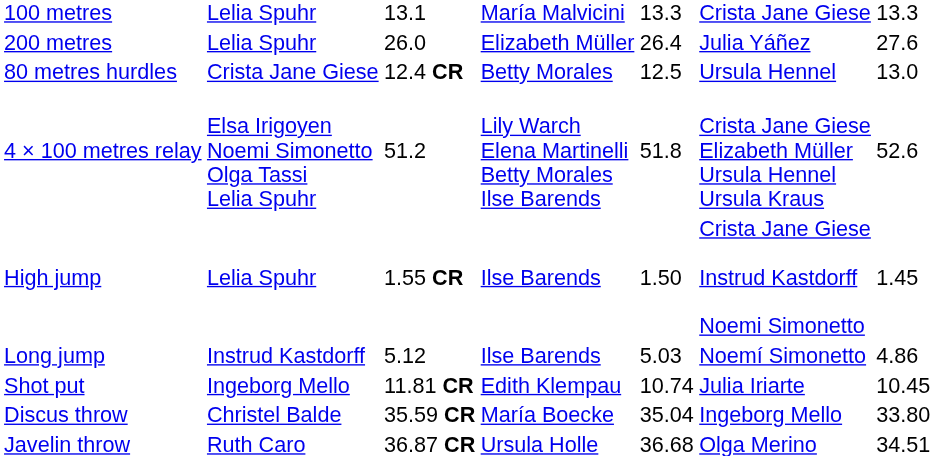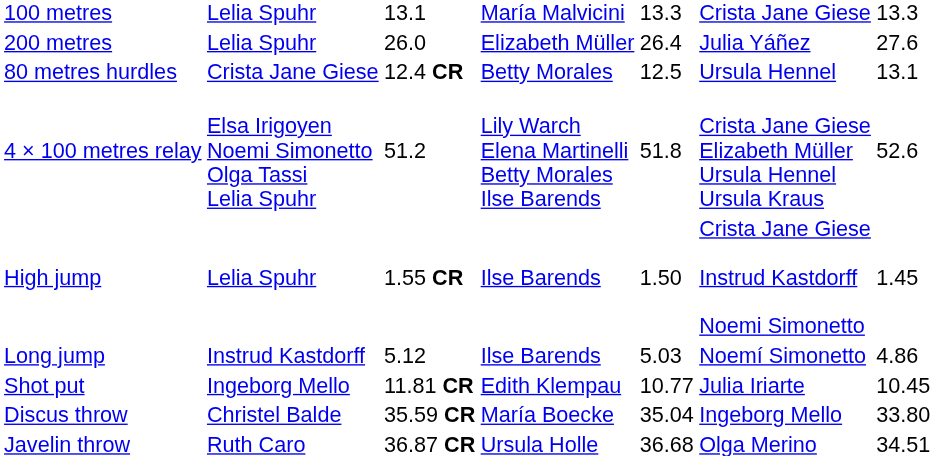(897, 72) 13.0 -> (897, 72) 13.1
(667, 385) 10.74 -> (667, 385) 10.77
